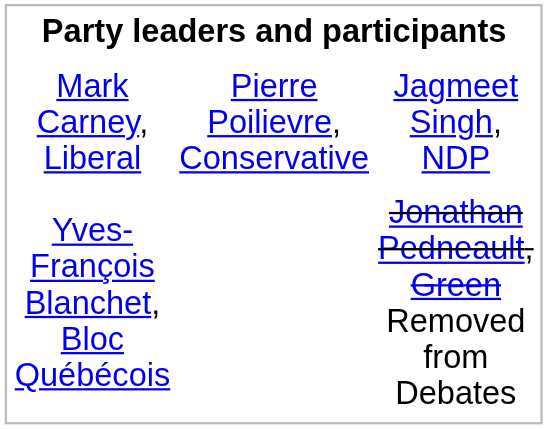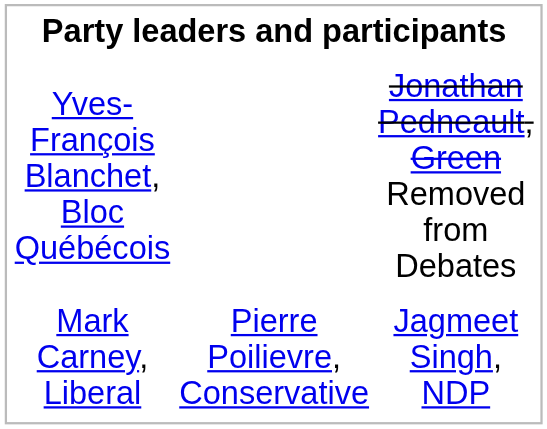rows swapped: (92, 122) <-> (92, 302)
